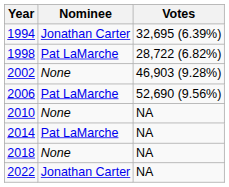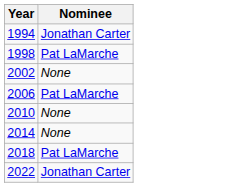- column: (179, 14)
(80, 133) Pat LaMarche -> (56, 133) None
(56, 152) None -> (80, 152) Pat LaMarche
